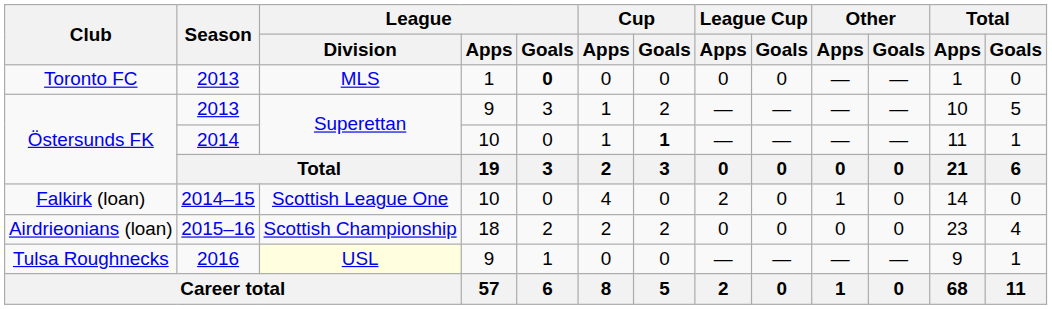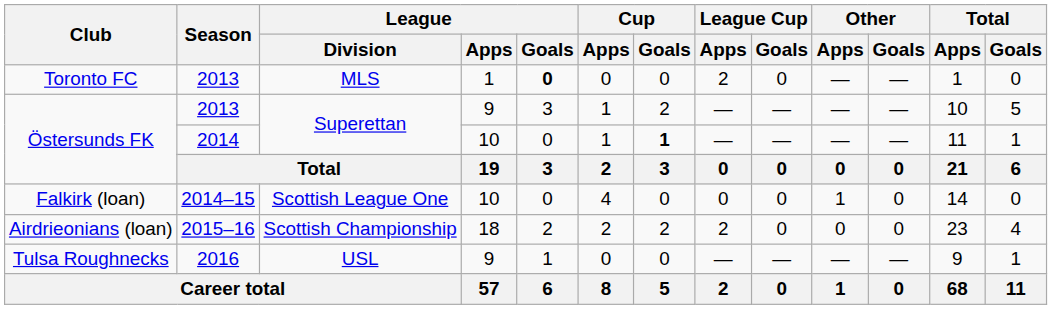(723, 79) 0 -> (723, 79) 2
(723, 199) 2 -> (723, 199) 0
(723, 229) 0 -> (723, 229) 2
(360, 259) lightyellow background -> (360, 259) no background
